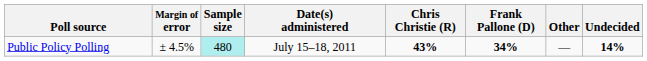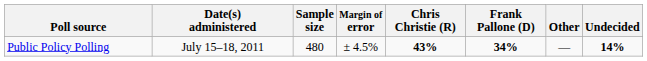columns swapped: (315, 20) <-> (177, 21)
(223, 46) paleturquoise background -> (315, 46) no background
